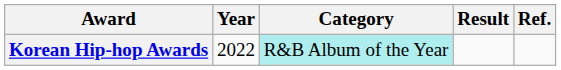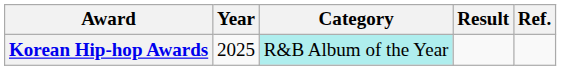(236, 49) 2022 -> (236, 49) 2025
